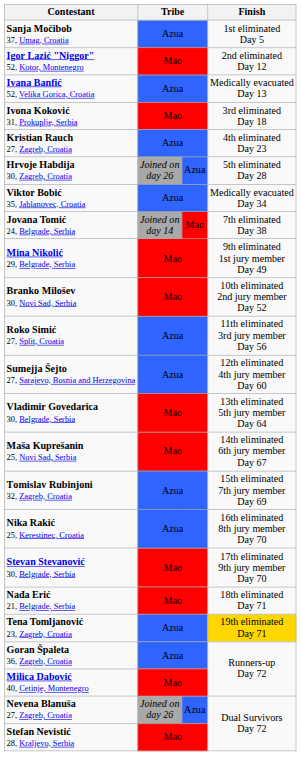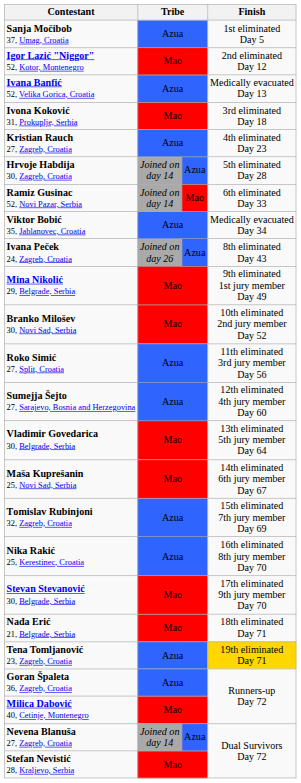(160, 170) Joined on day 26 -> (160, 170) Joined on day 14
+ row: (44, 198)
- row: (41, 225)
+ row: (39, 252)
(160, 710) Joined on day 26 -> (160, 737) Joined on day 14
